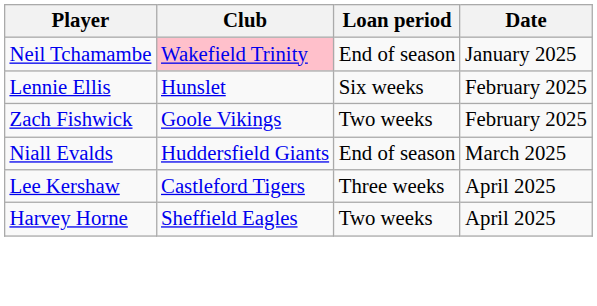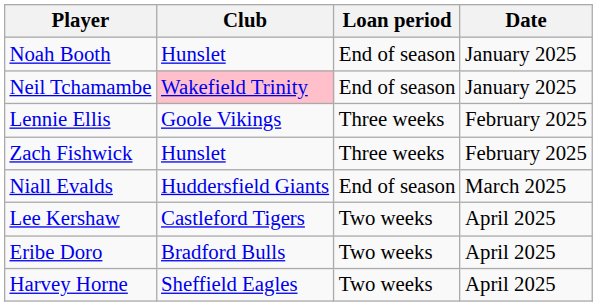+ row: (60, 53)
(193, 86) Hunslet -> (221, 119) Goole Vikings
(381, 86) Six weeks -> (392, 119) Three weeks
(221, 119) Goole Vikings -> (193, 152) Hunslet
(386, 119) Two weeks -> (392, 152) Three weeks
(392, 185) Three weeks -> (386, 218) Two weeks
+ row: (56, 251)
